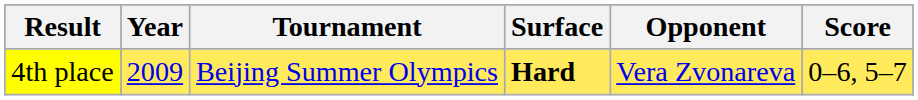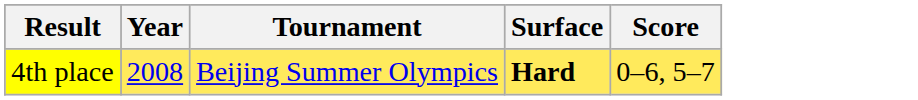- column: (706, 26)
(155, 71) 2009 -> (155, 71) 2008
